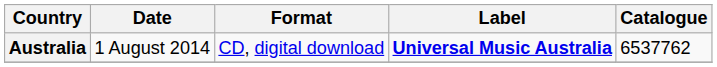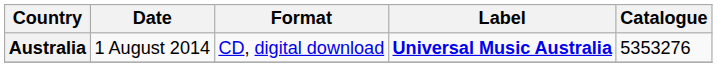(655, 47) 6537762 -> (655, 47) 5353276
